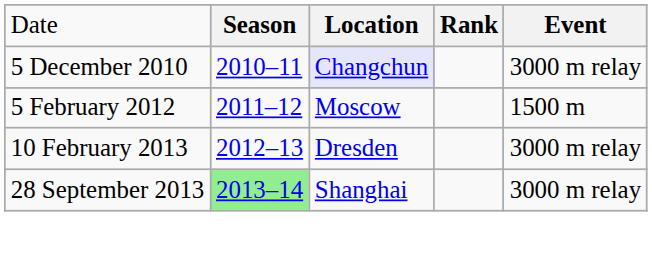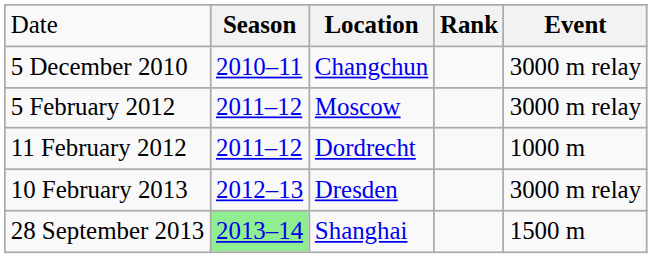(372, 66) lavender background -> (372, 66) no background
(547, 107) 1500 m -> (575, 107) 3000 m relay
+ row: (99, 148)
(575, 189) 3000 m relay -> (547, 230) 1500 m
